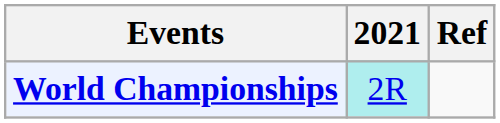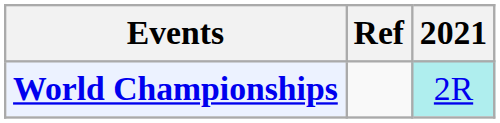columns swapped: (387, 32) <-> (462, 32)
